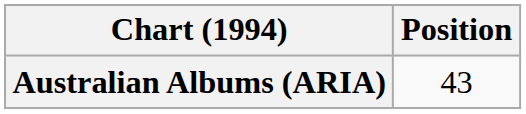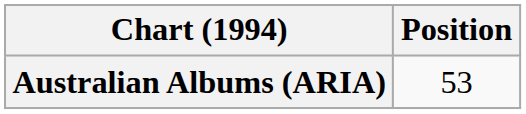(457, 81) 43 -> (457, 81) 53
